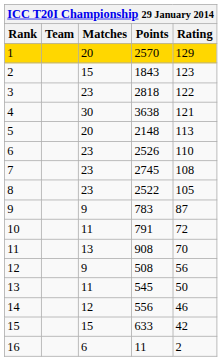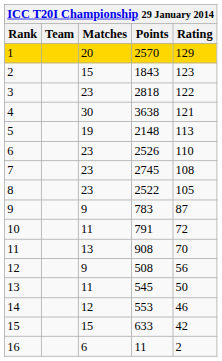(87, 131) 20 -> (87, 131) 19
(144, 307) 556 -> (144, 307) 553
